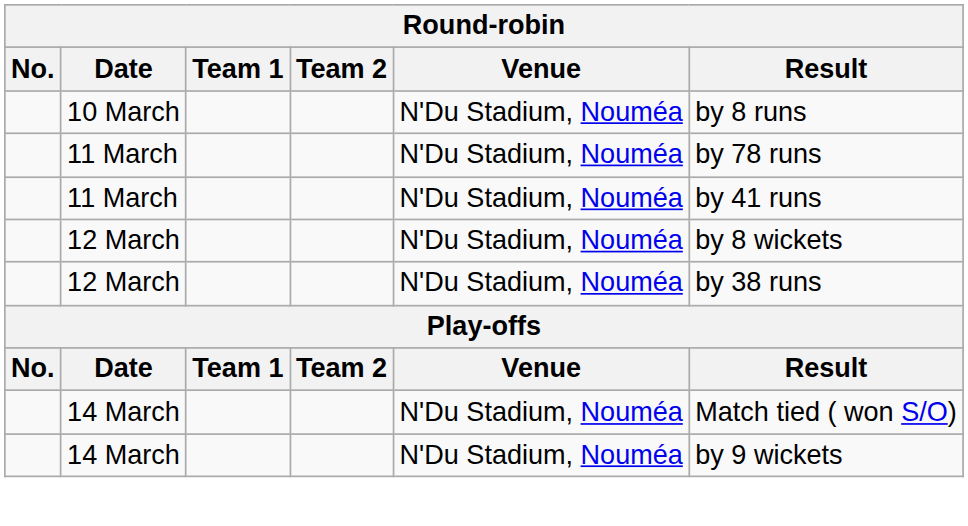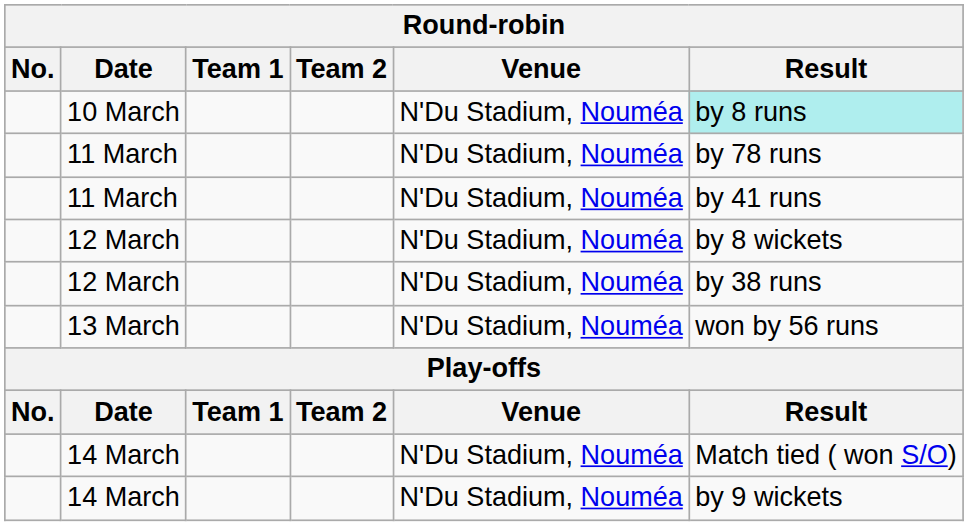(751, 111) no background -> (751, 111) paleturquoise background
+ row: (33, 326)
